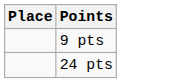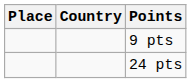+ column: (91, 17)
